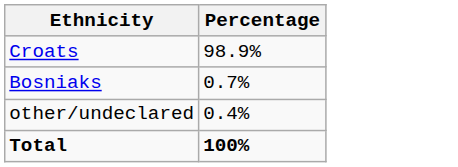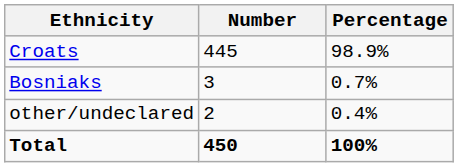+ column: (262, 20)
